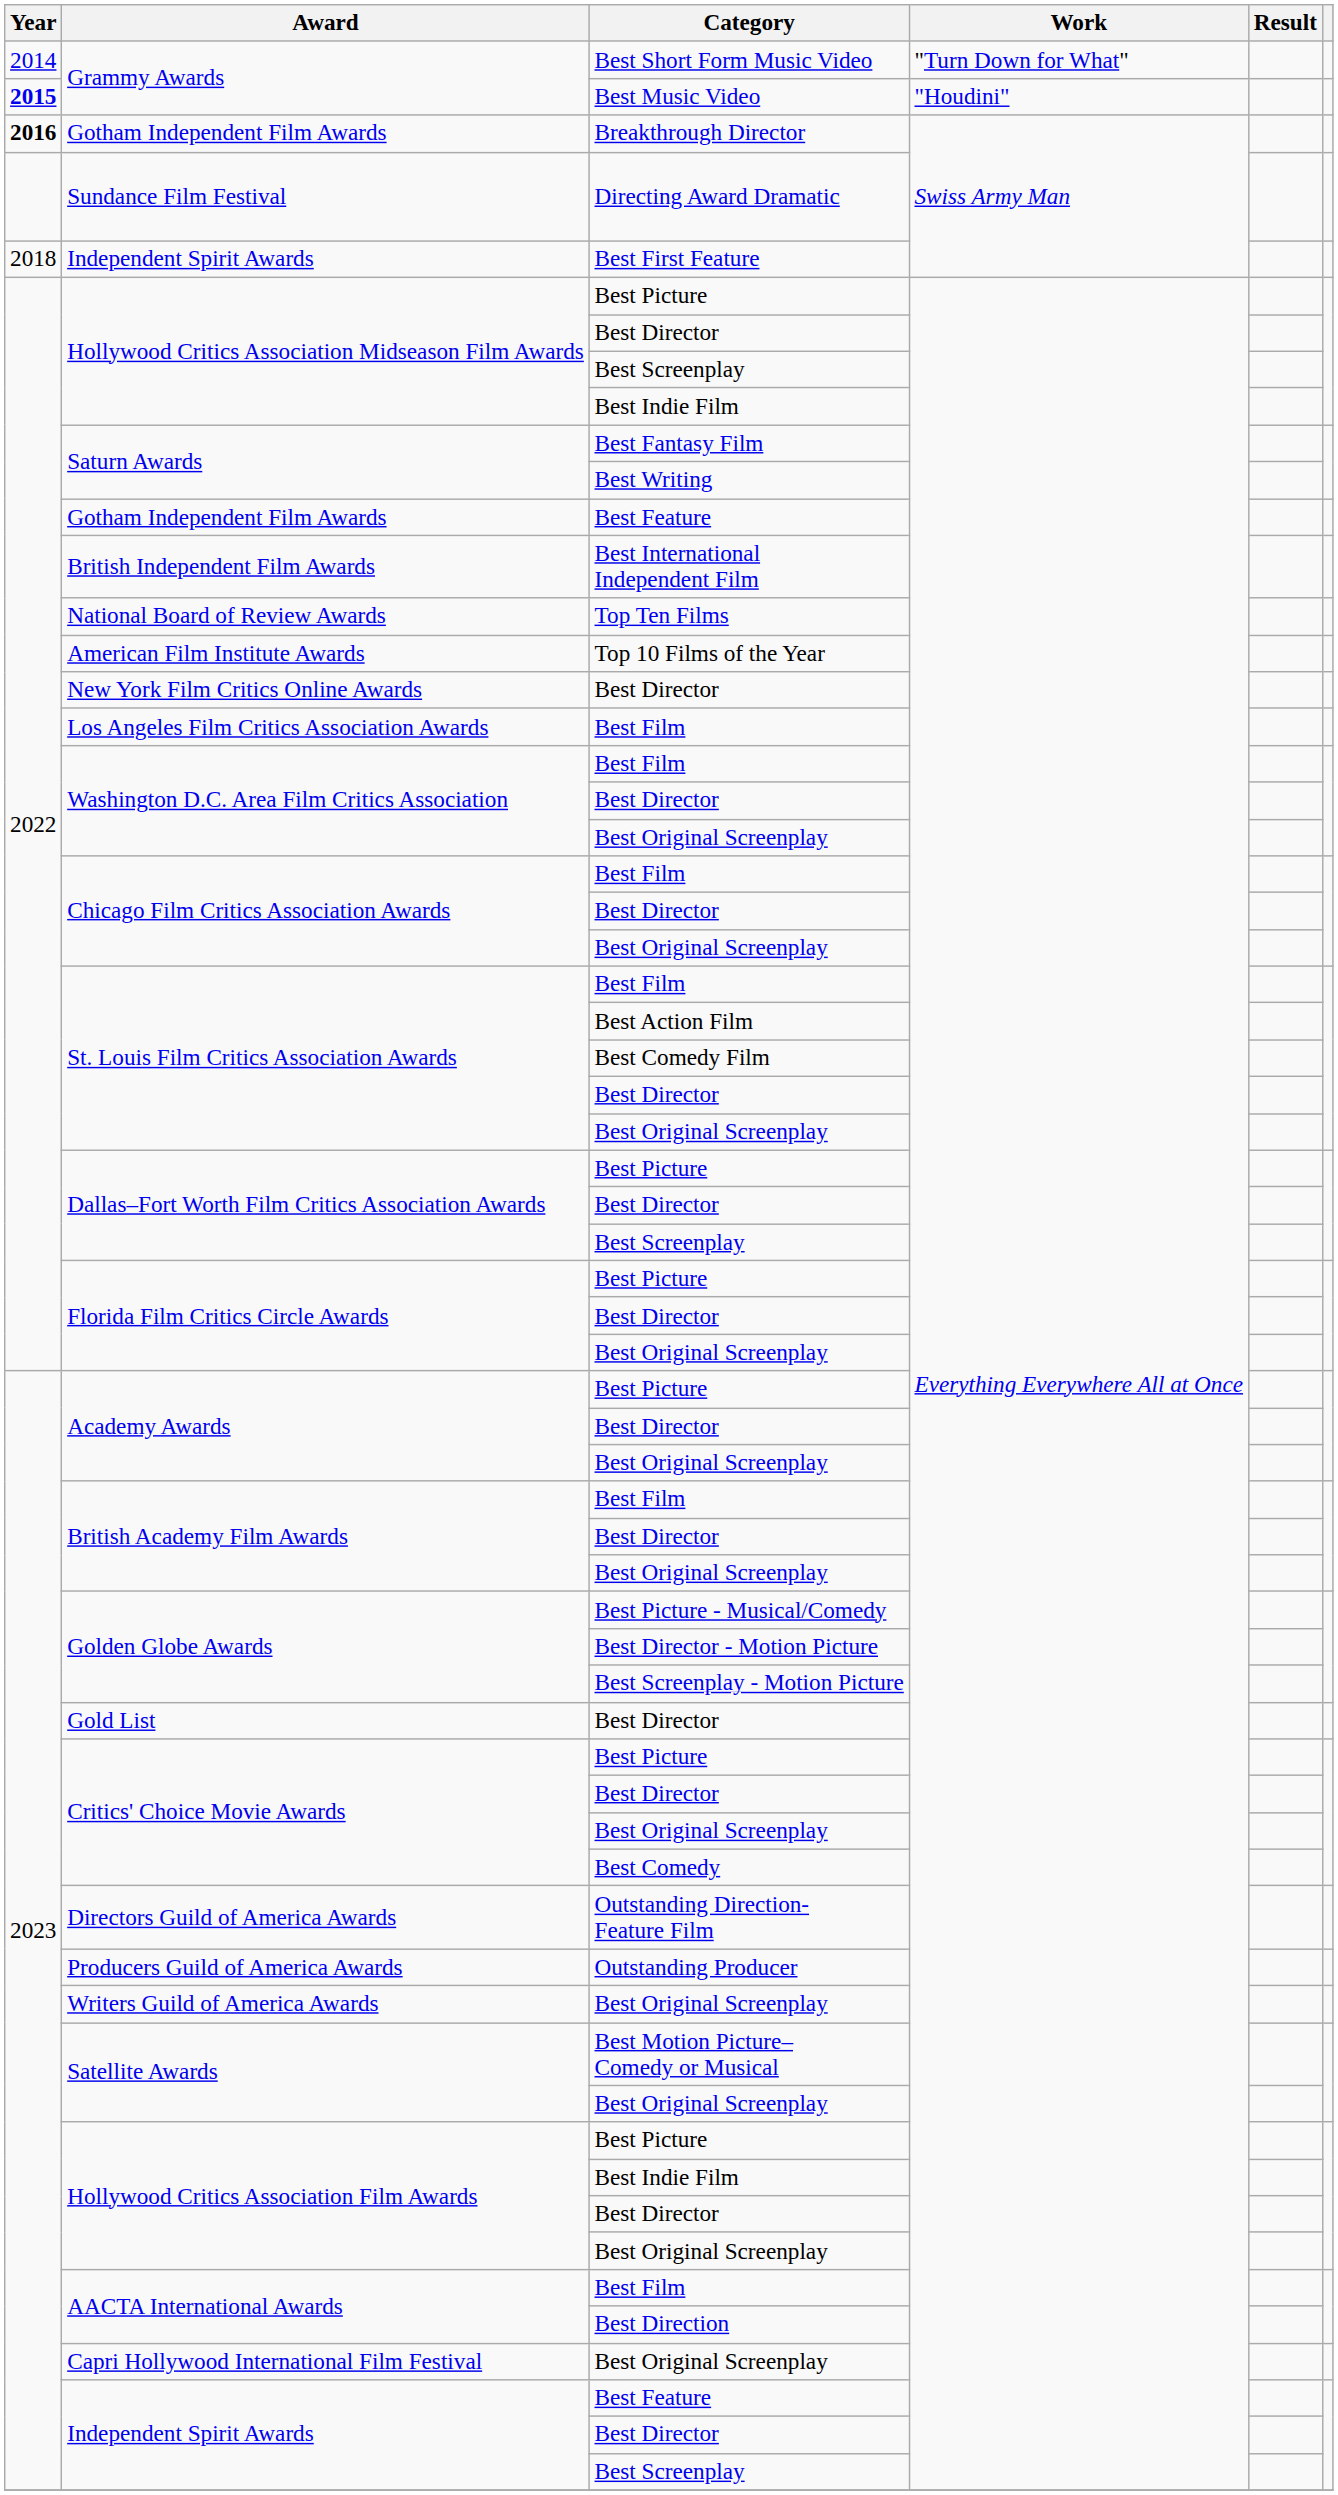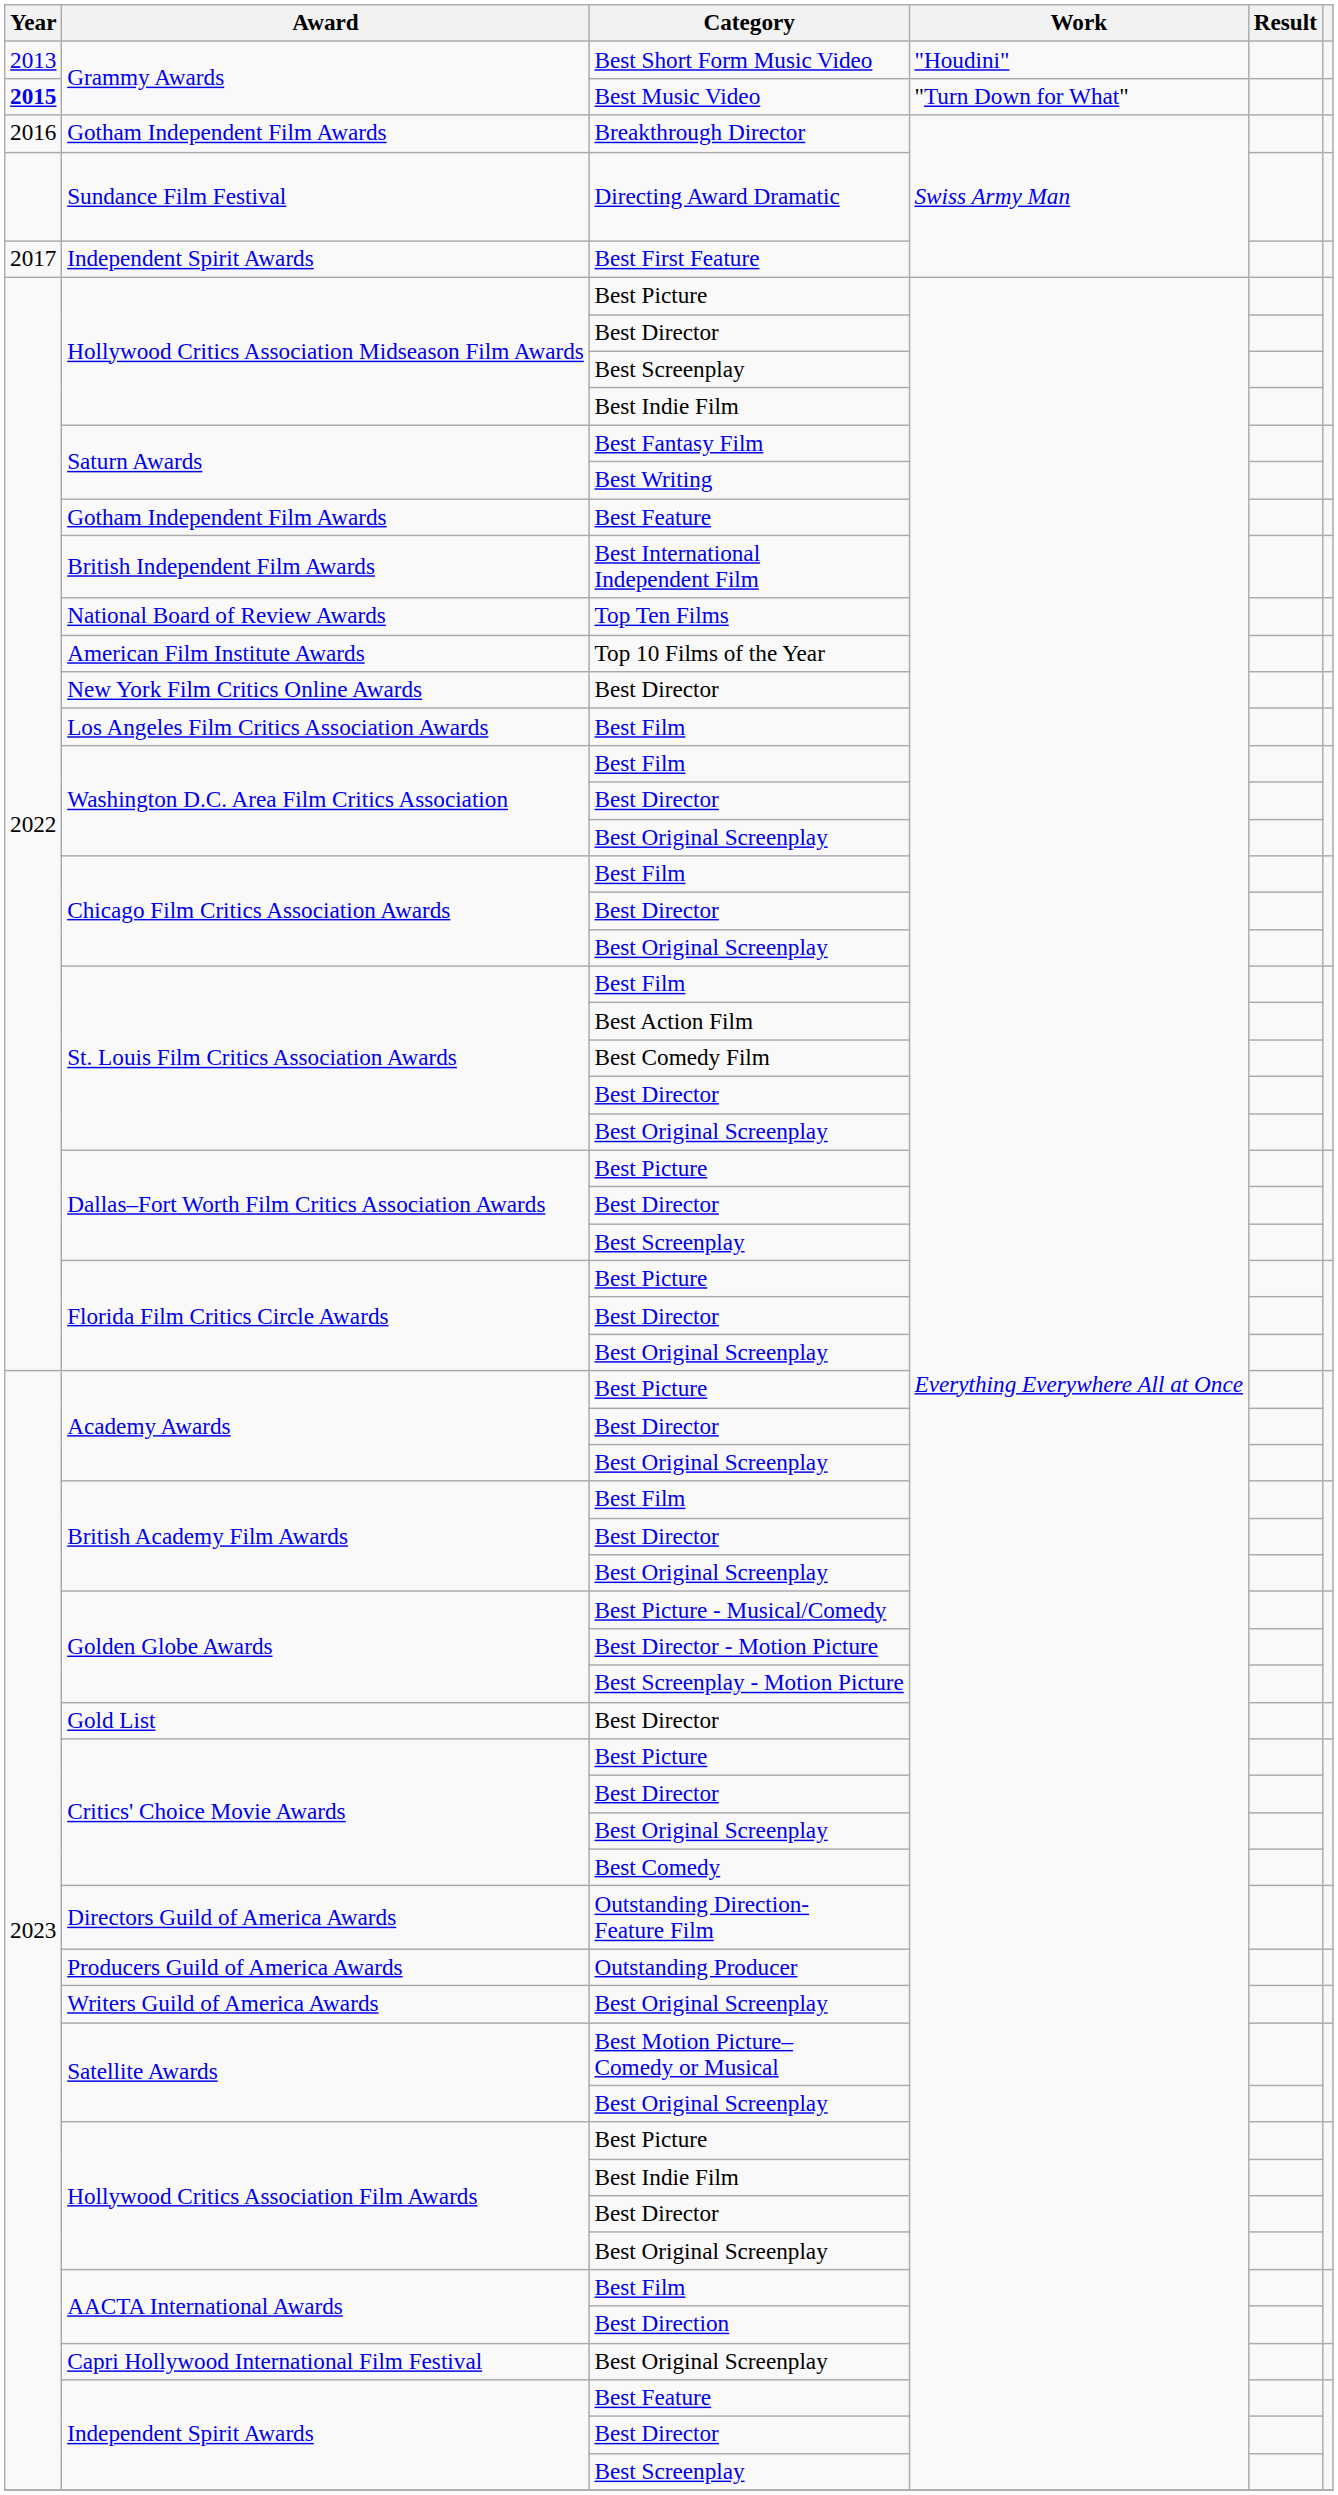(33, 59) 2014 -> (33, 59) 2013
(1022, 59) "Turn Down for What" -> (962, 59) "Houdini"
(962, 96) "Houdini" -> (1022, 96) "Turn Down for What"
(33, 133) bold -> (33, 133) normal
(33, 259) 2018 -> (33, 259) 2017
